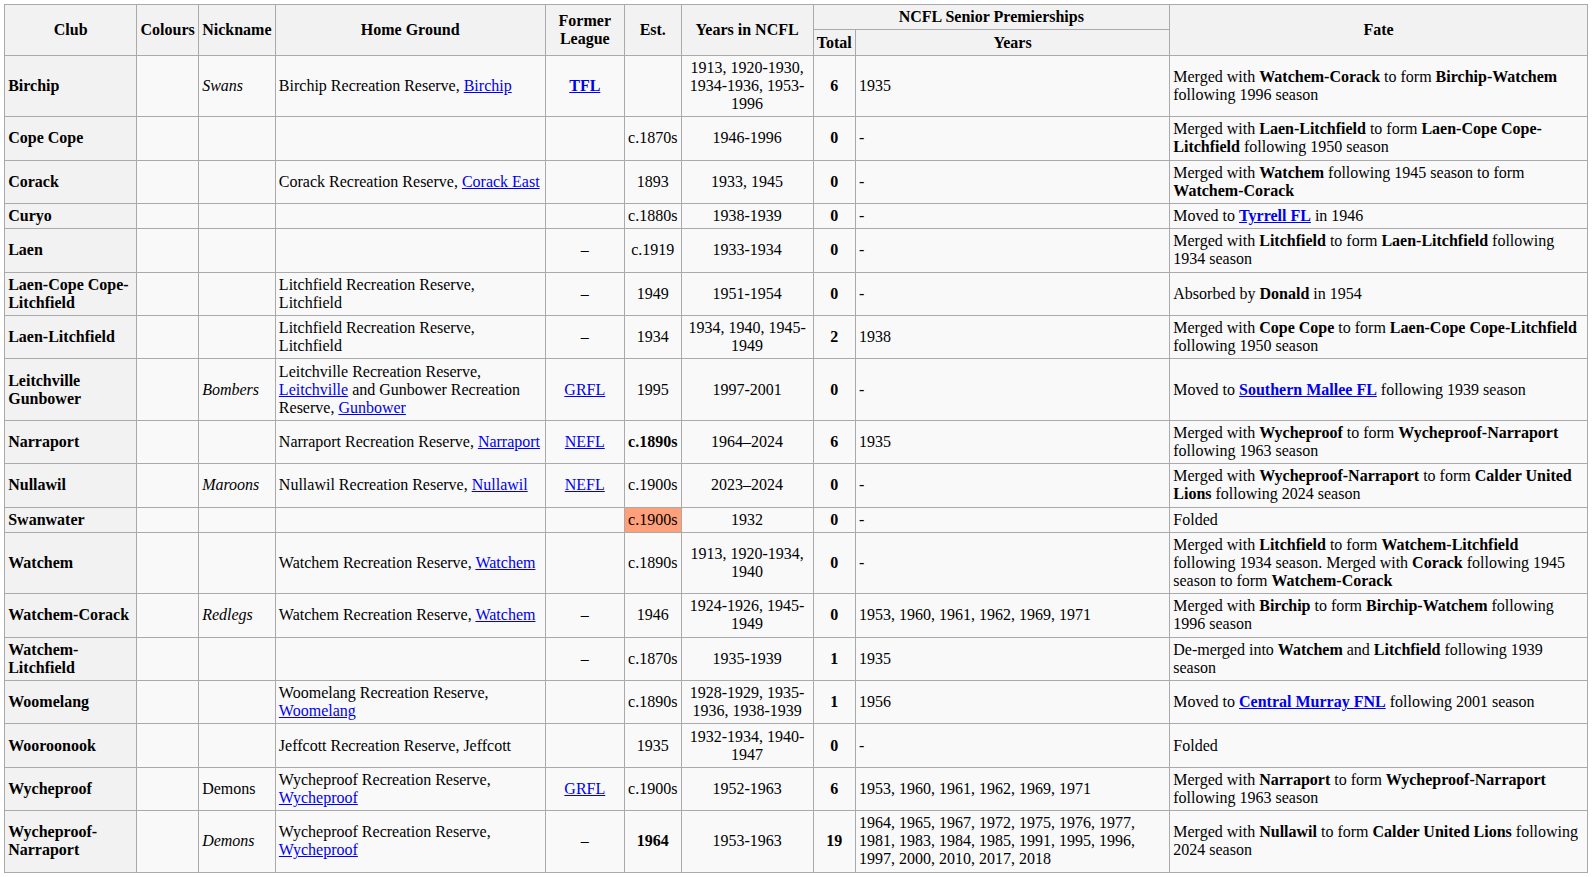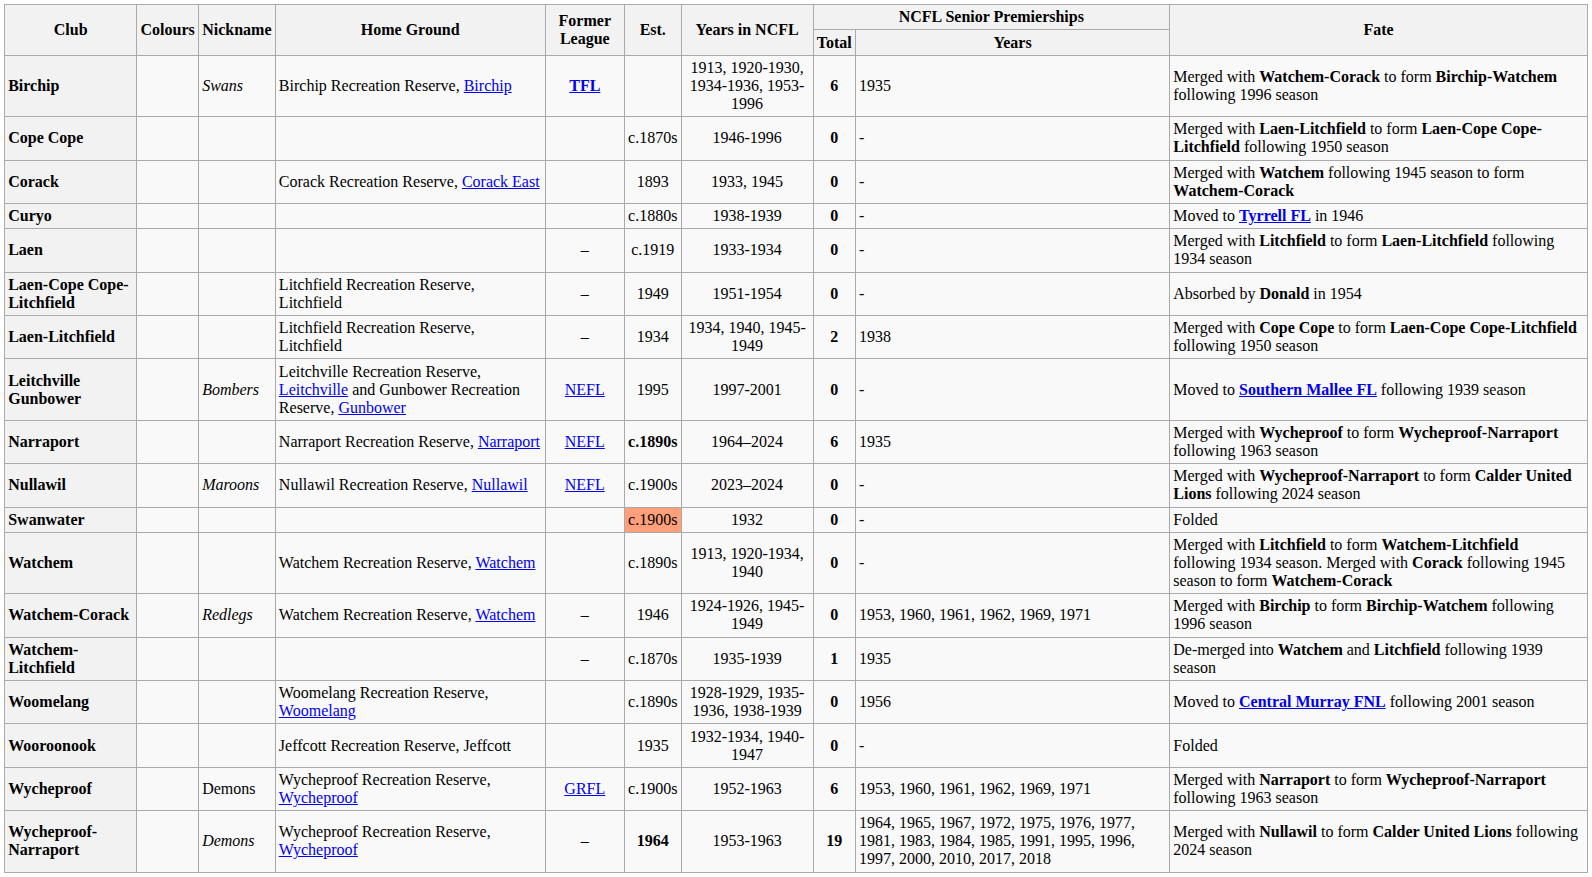(585, 389) GRFL -> (585, 389) NEFL
(834, 702) 1 -> (834, 702) 0
